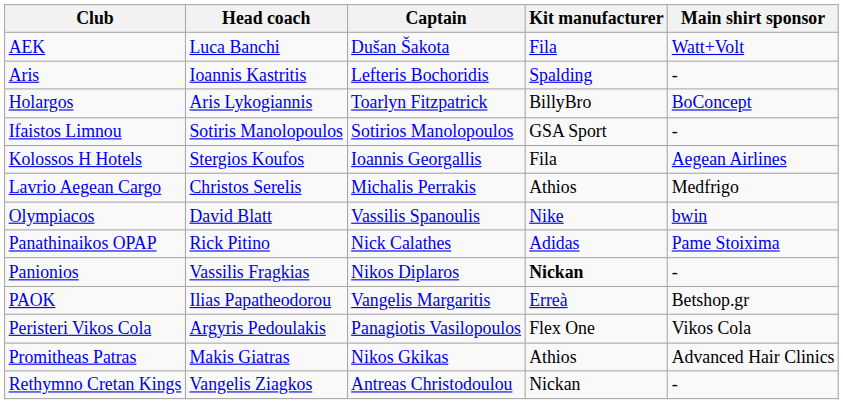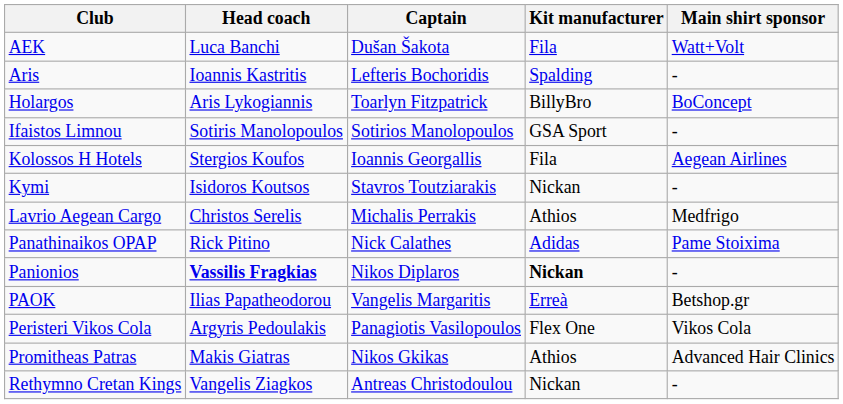+ row: (29, 187)
- row: (52, 215)
(249, 272) normal -> (253, 272) bold
